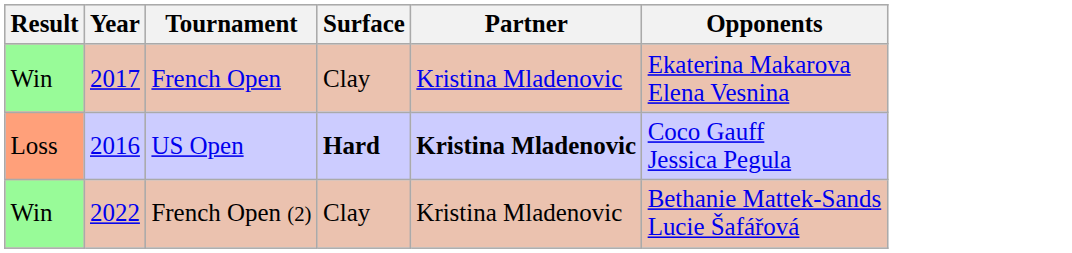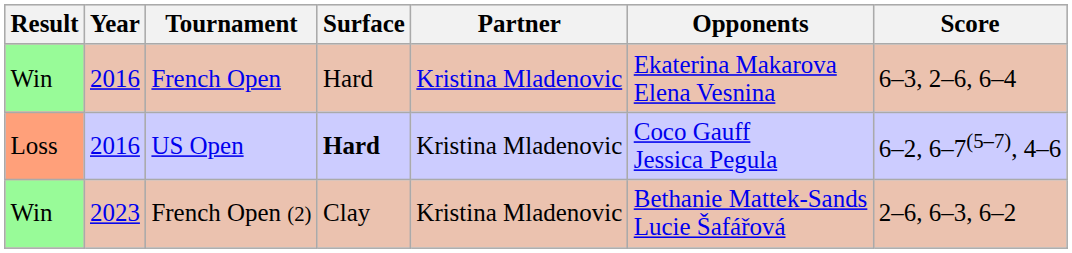+ column: (970, 24)
(115, 77) 2017 -> (115, 77) 2016
(347, 77) Clay -> (348, 77) Hard
(526, 145) bold -> (519, 145) normal
(115, 213) 2022 -> (115, 213) 2023
